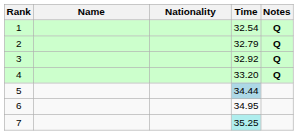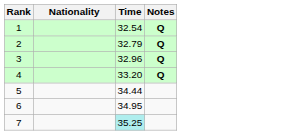- column: (91, 12)
(246, 59) 32.92 -> (130, 59) 32.96
(246, 91) lightblue background -> (130, 91) no background
